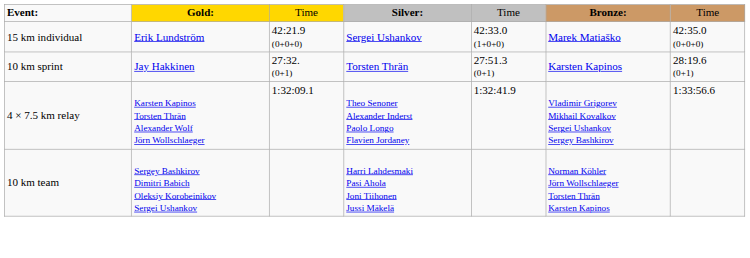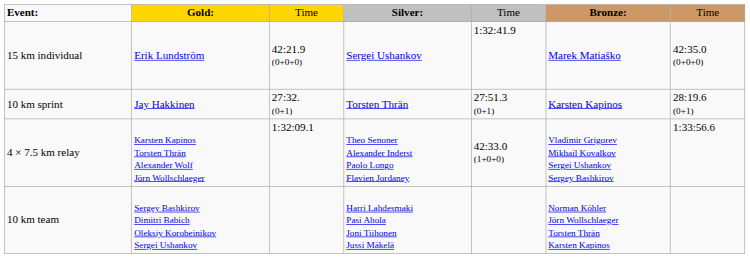(490, 36) 42:33.0 (1+0+0) -> (495, 30) 1:32:41.9
(495, 90) 1:32:41.9 -> (490, 152) 42:33.0 (1+0+0)
